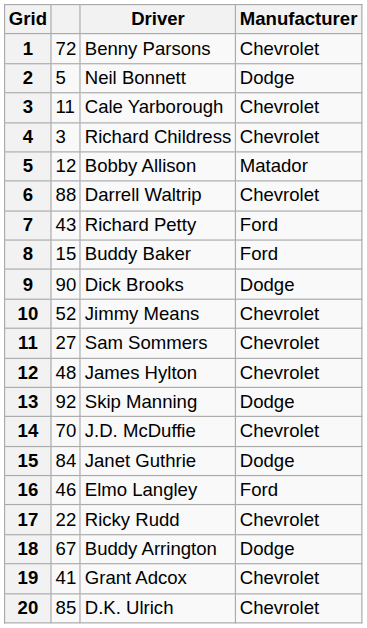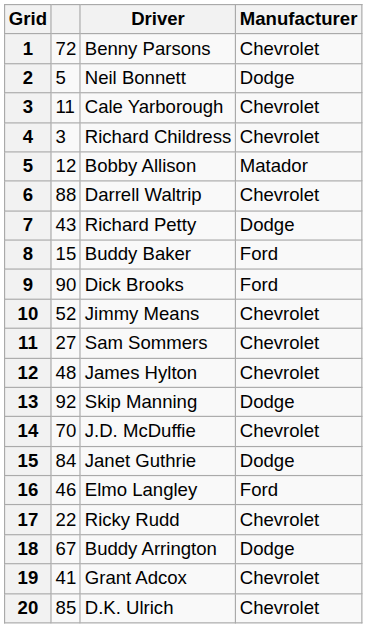(259, 225) Ford -> (267, 225) Dodge
(267, 284) Dodge -> (259, 284) Ford
